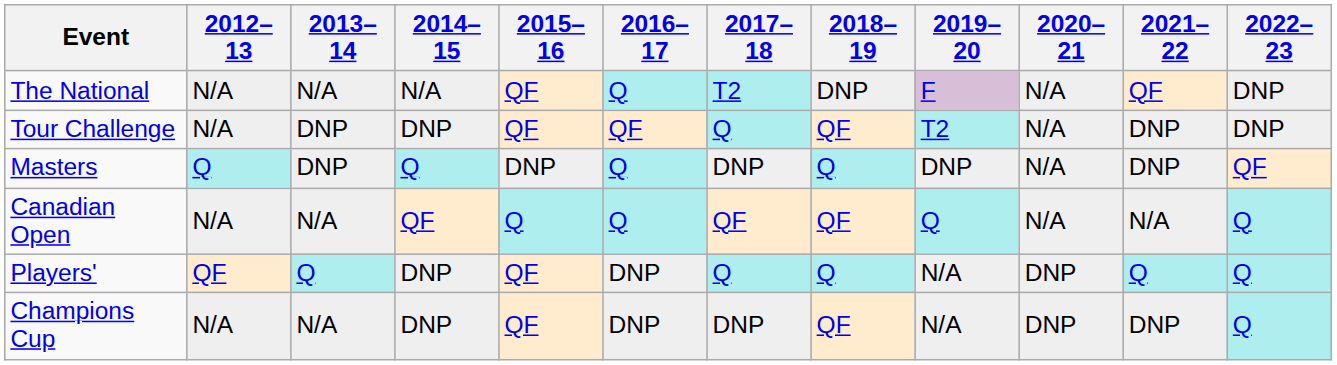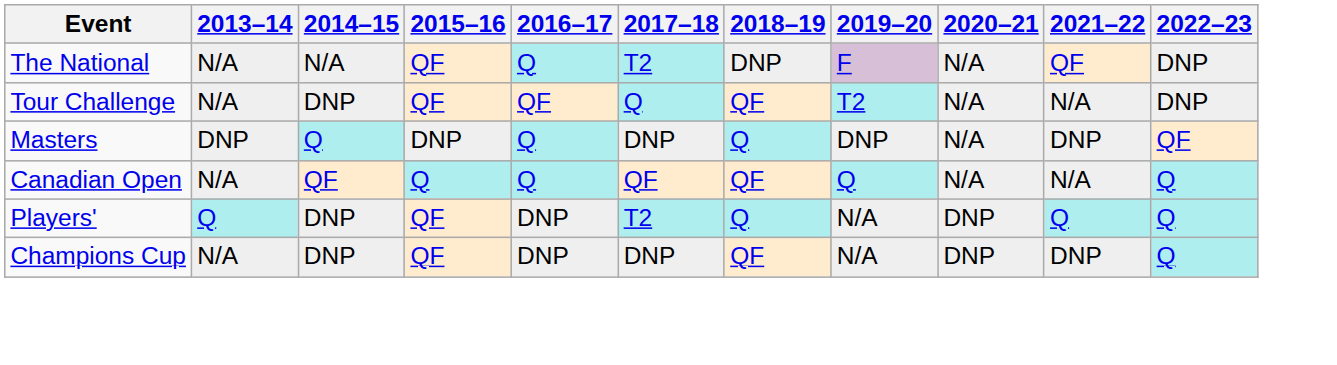- column: (239, 37)
(322, 129) DNP -> (218, 101) N/A
(1155, 129) DNP -> (1070, 101) N/A
(722, 273) Q -> (638, 218) T2
